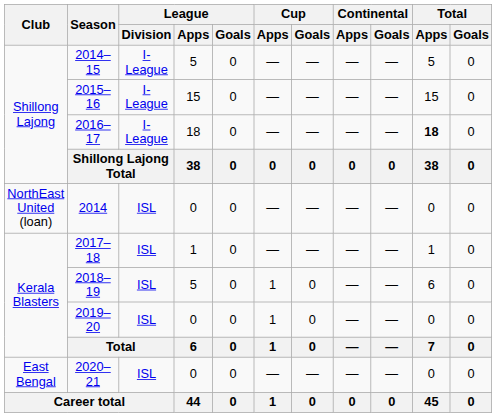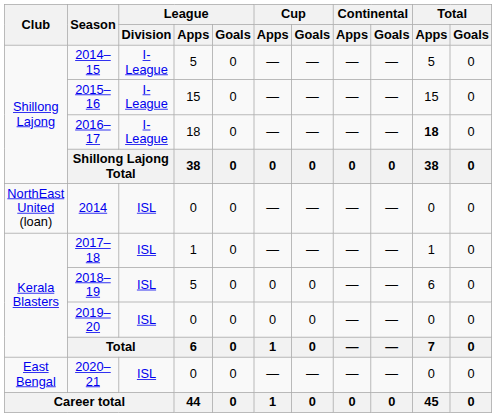(273, 285) 1 -> (273, 285) 0
(273, 319) 1 -> (273, 319) 0
